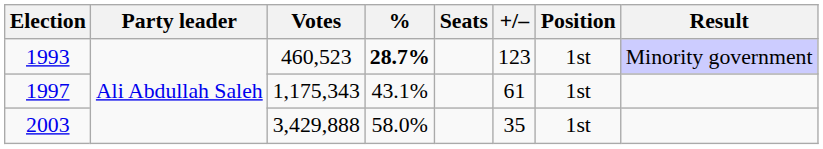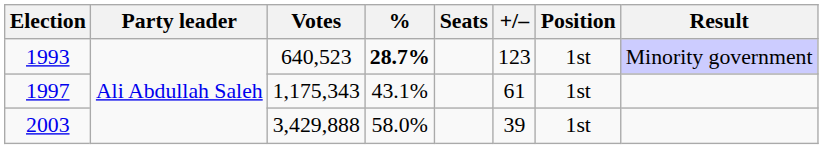(316, 56) 460,523 -> (316, 56) 640,523
(514, 125) 35 -> (514, 125) 39
